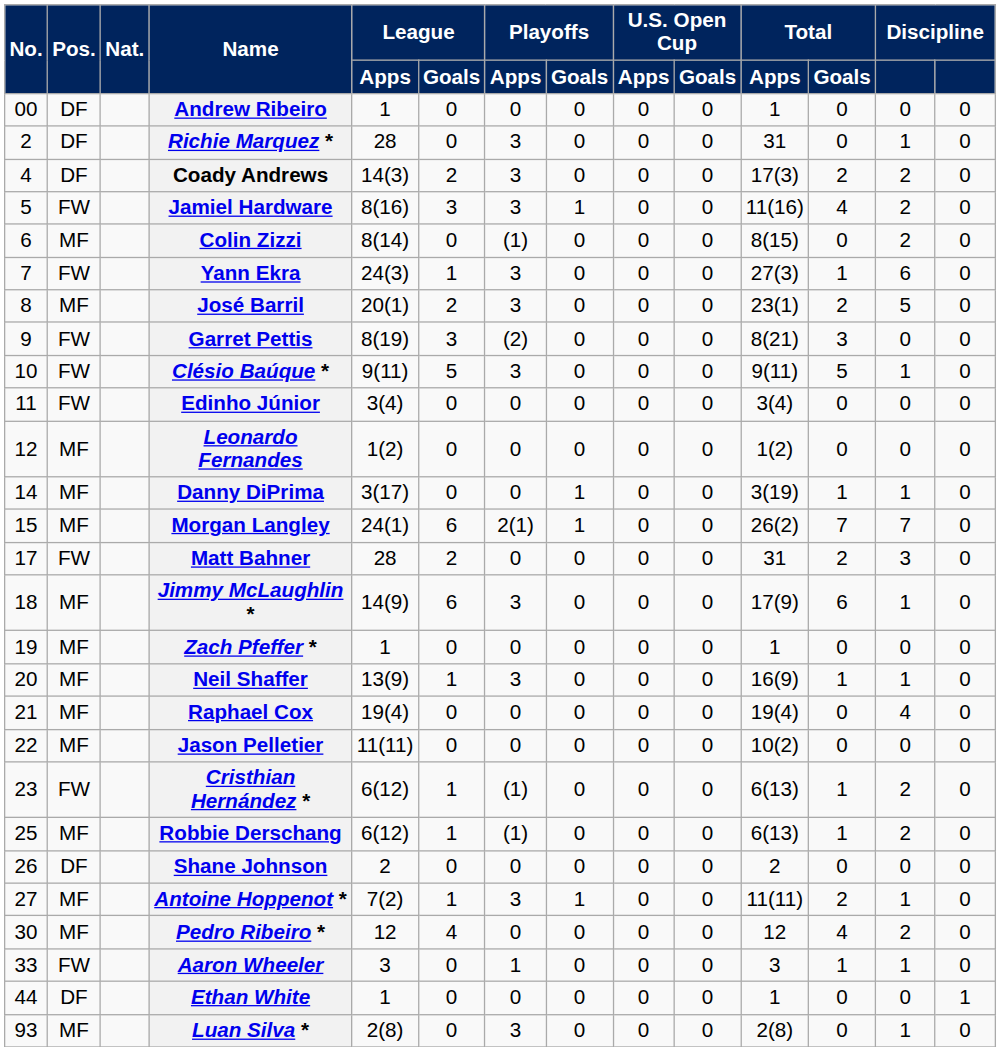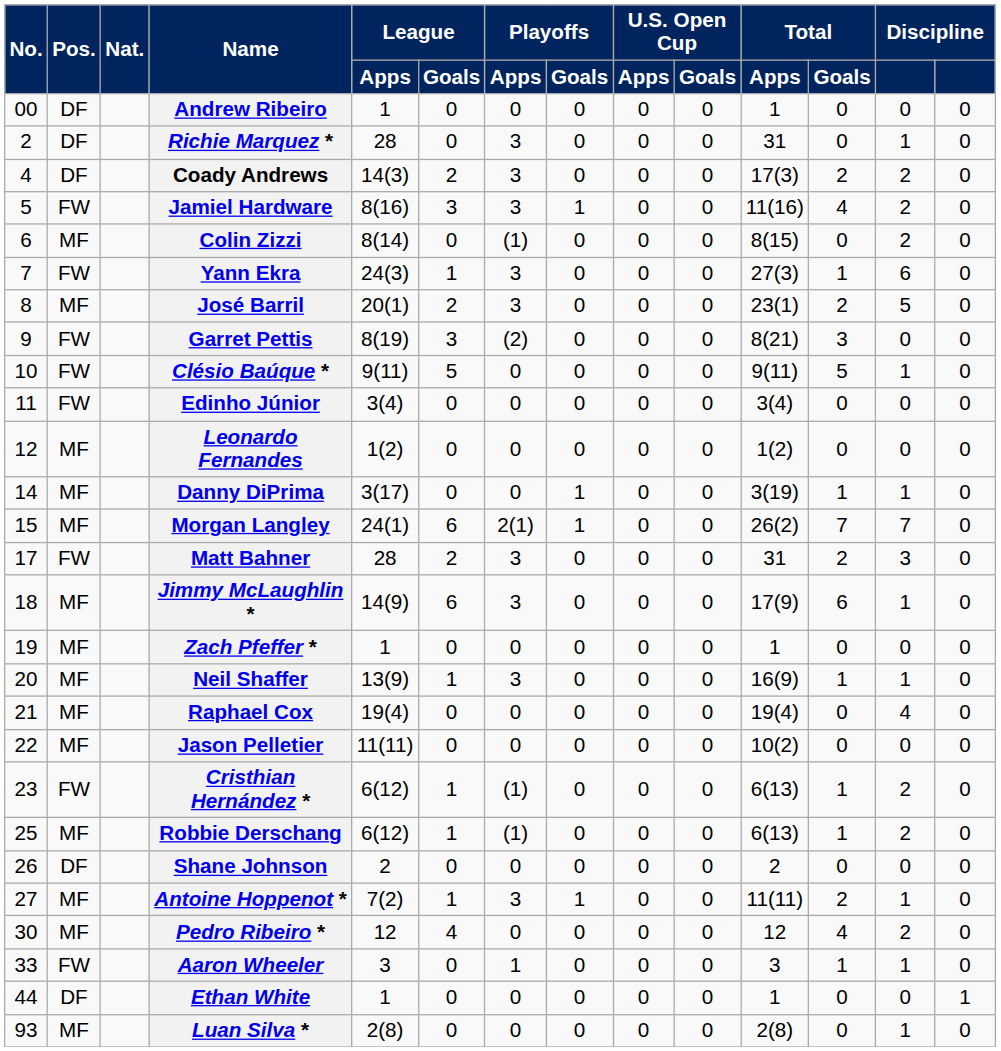(516, 371) 3 -> (516, 371) 0
(516, 558) 0 -> (516, 558) 3
(516, 1030) 3 -> (516, 1030) 0
